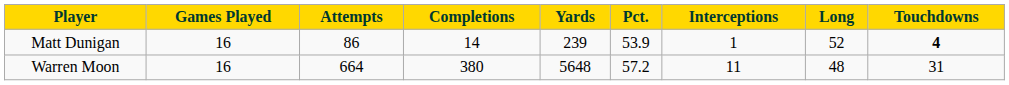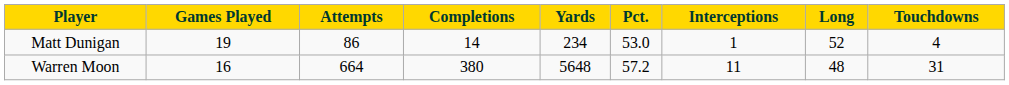(223, 42) 16 -> (223, 42) 19
(575, 42) 239 -> (575, 42) 234
(636, 42) 53.9 -> (636, 42) 53.0
(936, 42) bold -> (936, 42) normal
